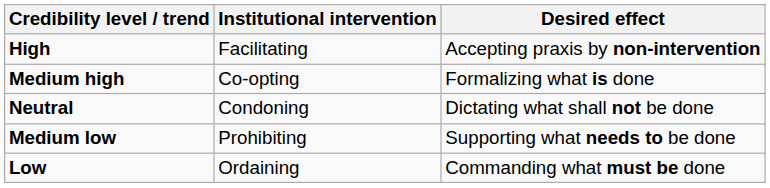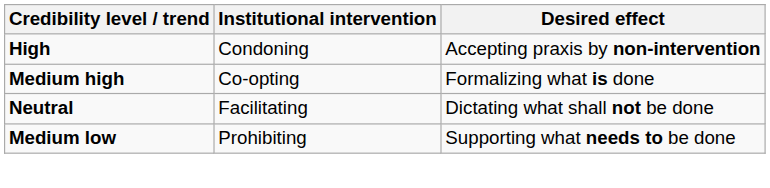(263, 49) Facilitating -> (264, 49) Condoning
(264, 108) Condoning -> (263, 108) Facilitating
- row: (28, 167)
